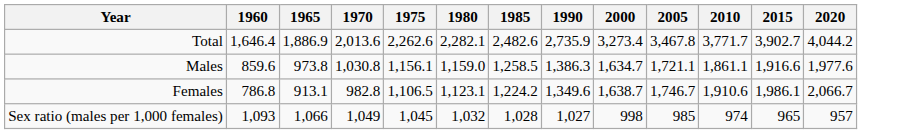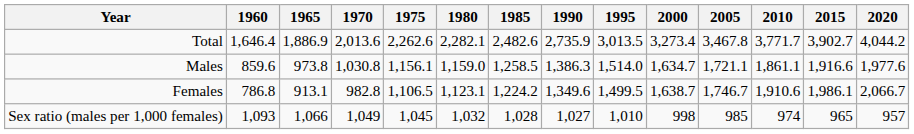+ column: (620, 16)
